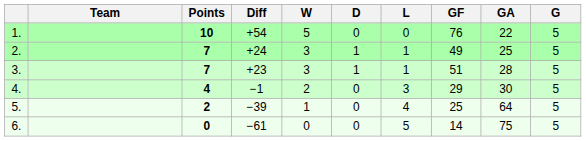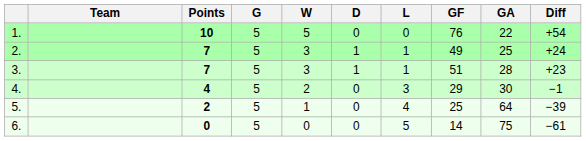columns swapped: (556, 13) <-> (257, 13)
